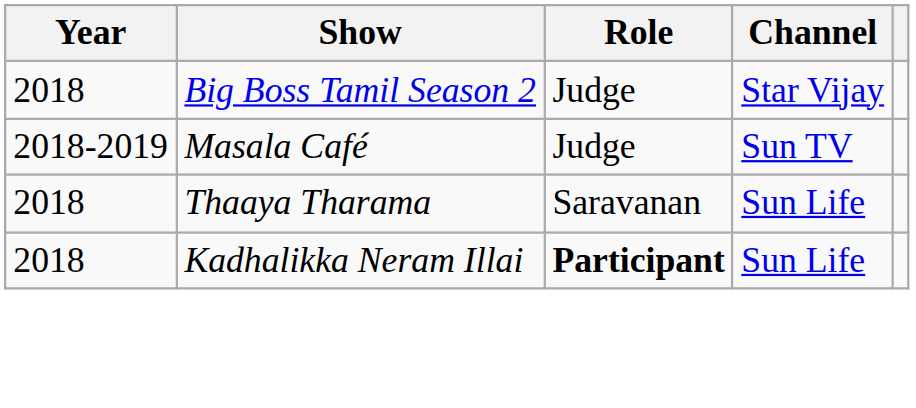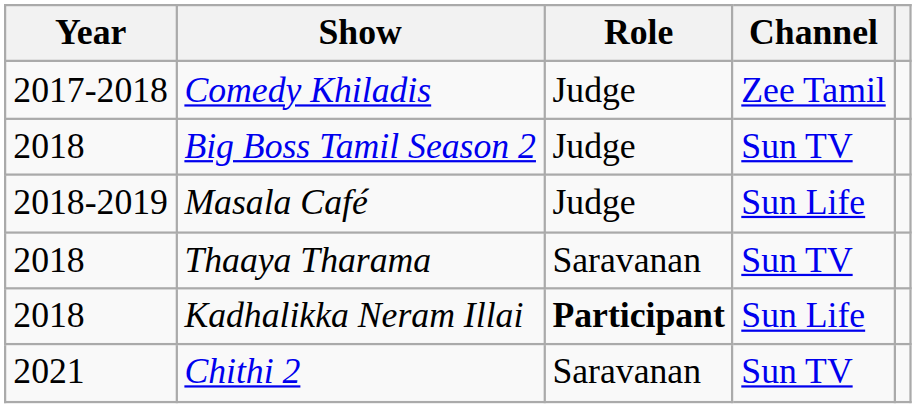+ row: (308, 89)
(813, 89) Star Vijay -> (797, 145) Sun TV
(797, 145) Sun TV -> (803, 202) Sun Life
(803, 202) Sun Life -> (797, 259) Sun TV
+ row: (242, 372)
